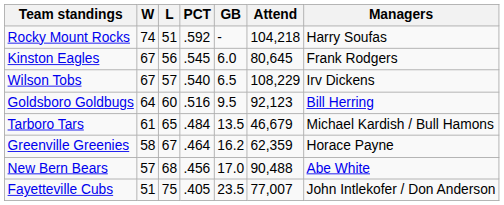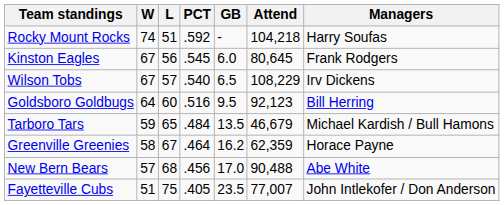(148, 124) 61 -> (148, 124) 59
